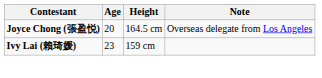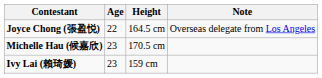(109, 29) 20 -> (112, 29) 22
+ row: (55, 46)
